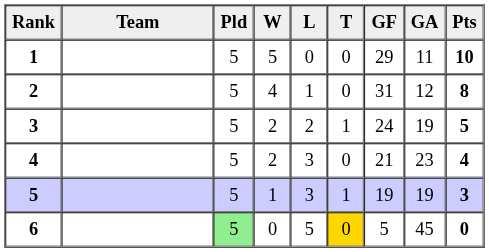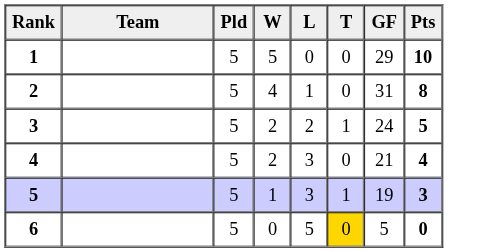- column: (425, 22)
(234, 229) lightgreen background -> (234, 229) no background
